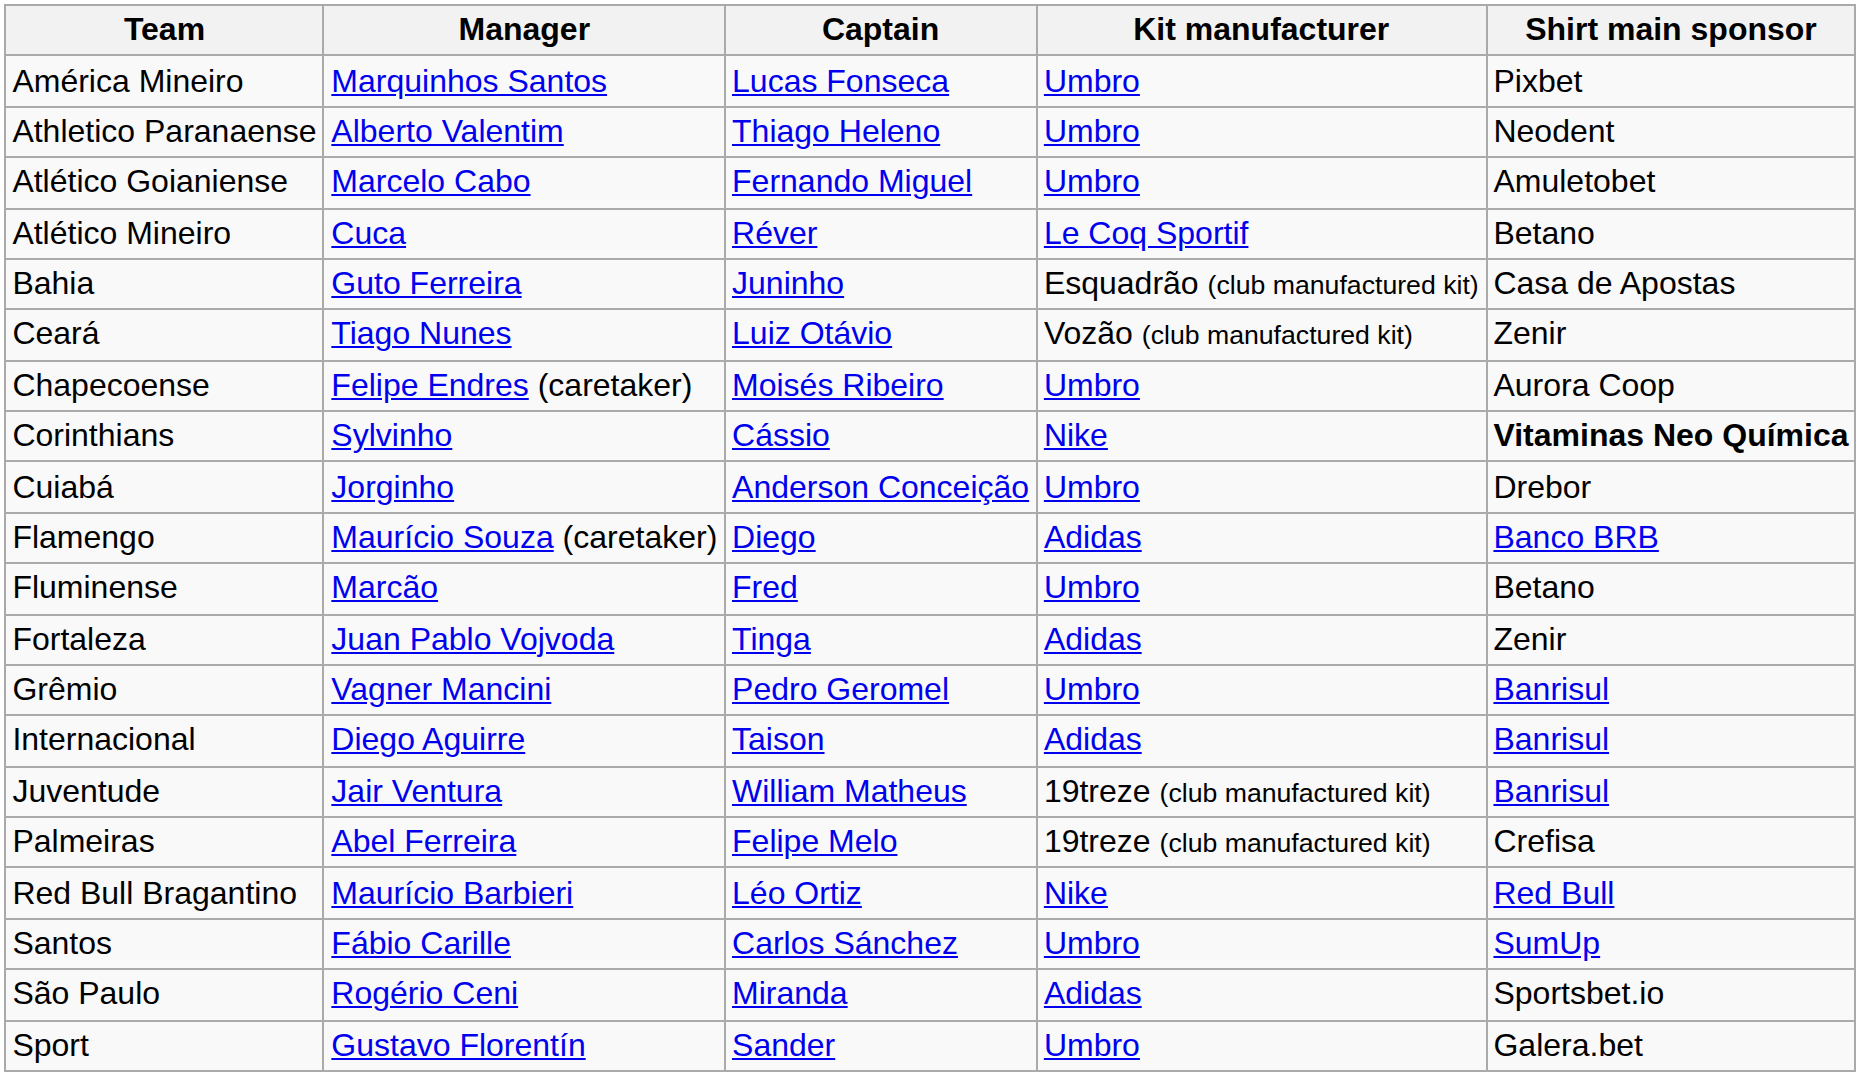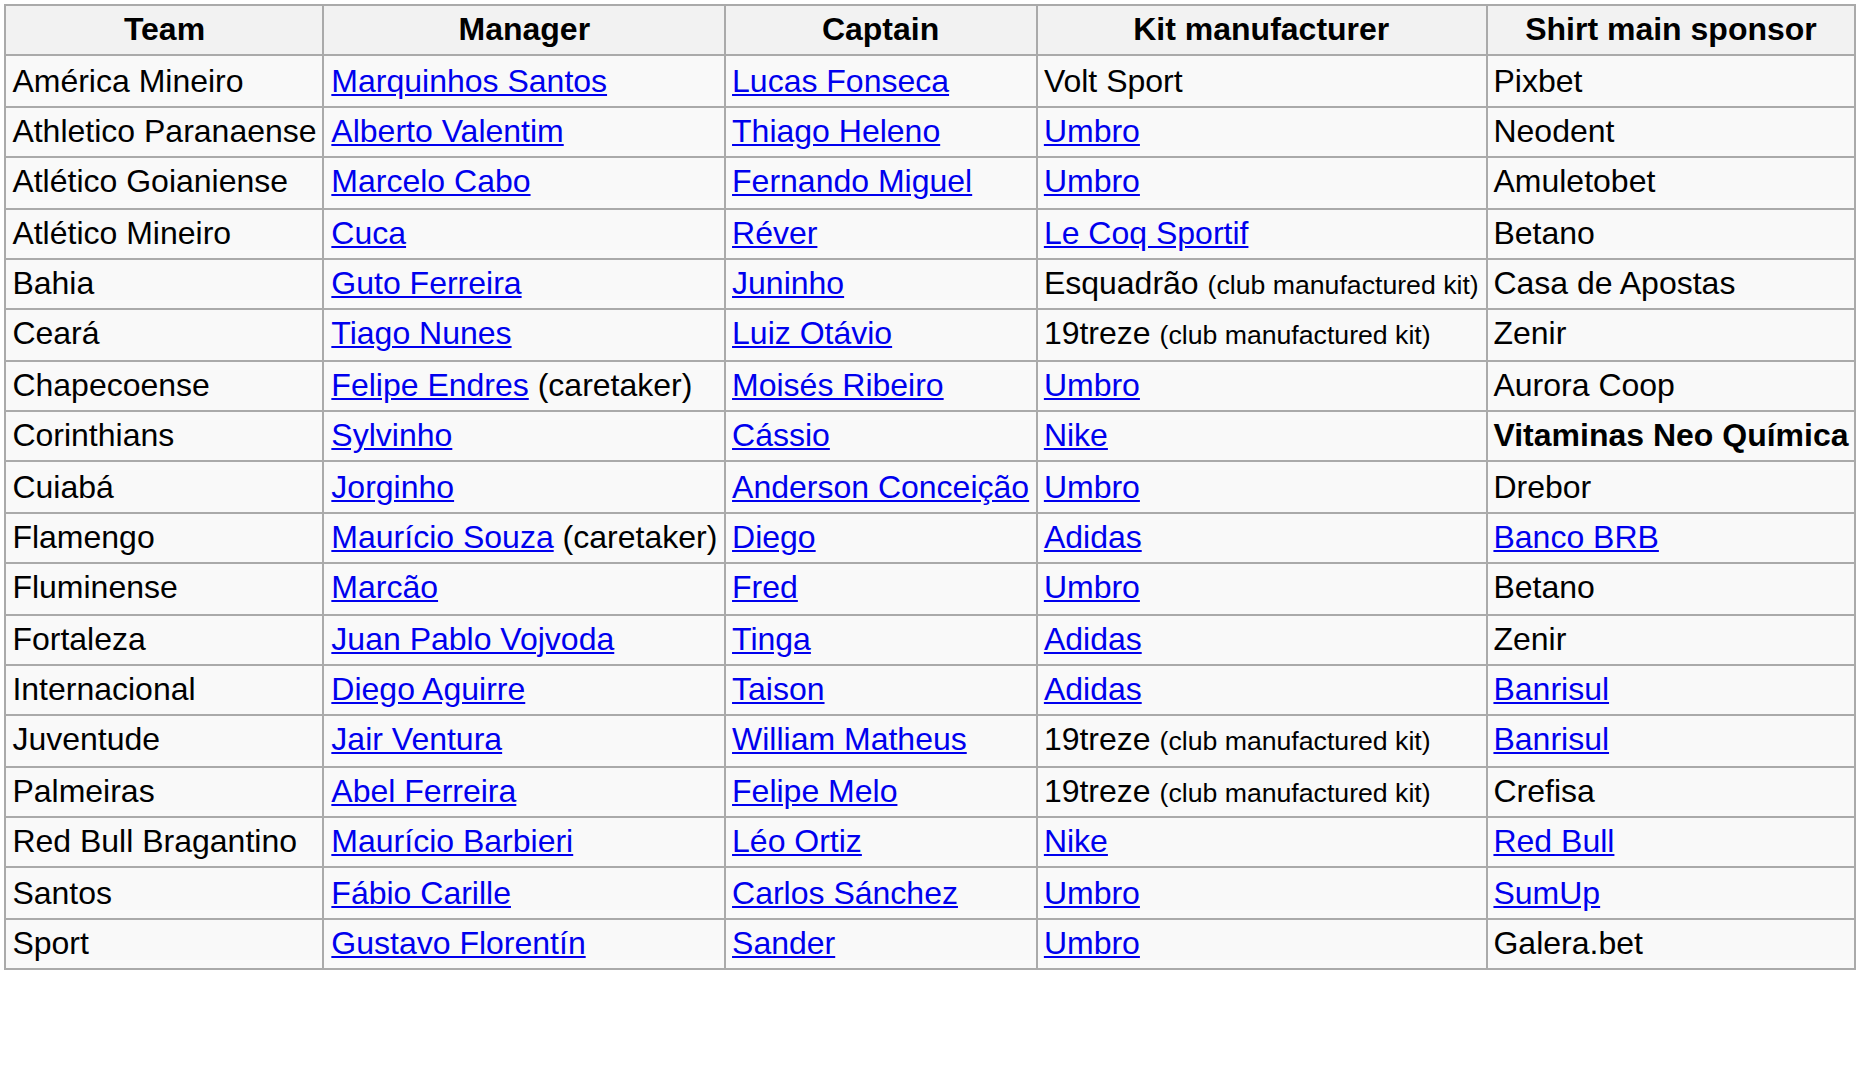(1092, 80) Umbro -> (1113, 80) Volt Sport
(1228, 334) Vozão (club manufactured kit) -> (1237, 334) 19treze (club manufactured kit)
- row: (65, 689)
- row: (86, 994)
